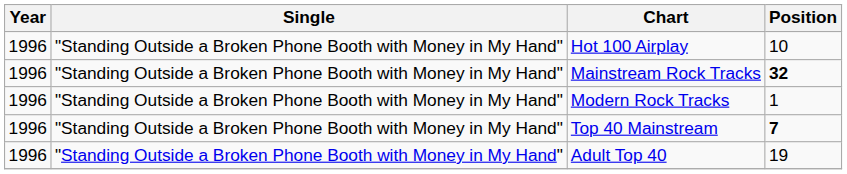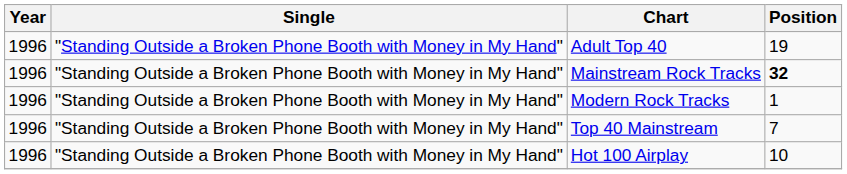rows swapped: (619, 155) <-> (629, 45)
(774, 127) bold -> (774, 127) normal
